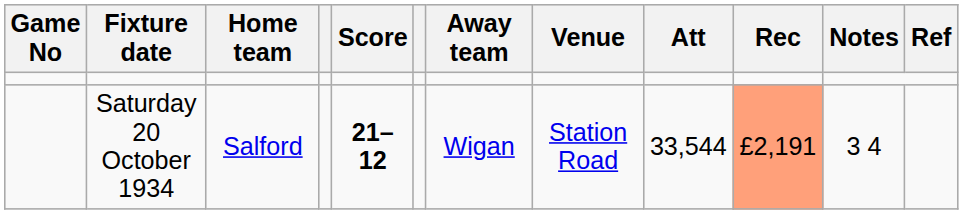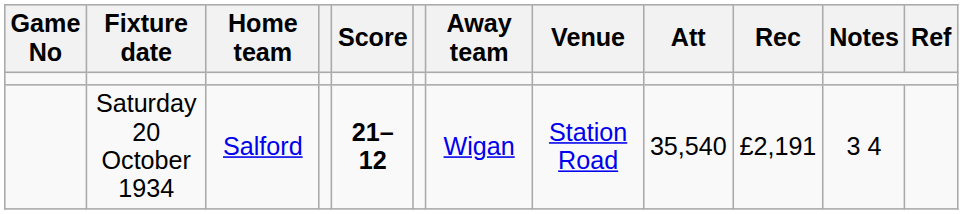(688, 146) 33,544 -> (688, 146) 35,540
(778, 146) lightsalmon background -> (778, 146) no background
